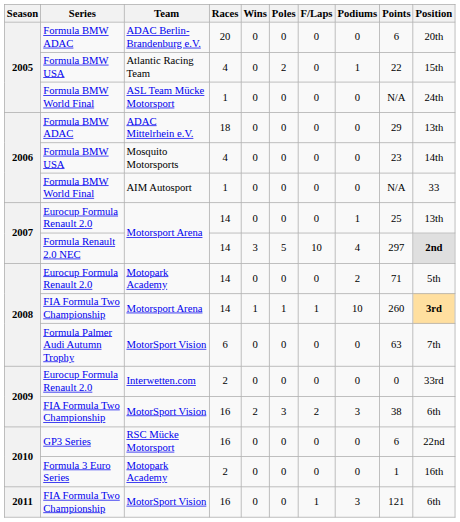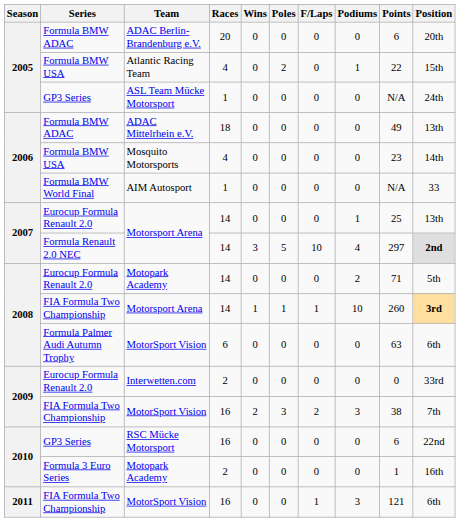(76, 97) Formula BMW World Final -> (67, 97) GP3 Series
(396, 128) 29 -> (396, 128) 49
(434, 345) 7th -> (434, 345) 6th
(434, 411) 6th -> (434, 411) 7th
